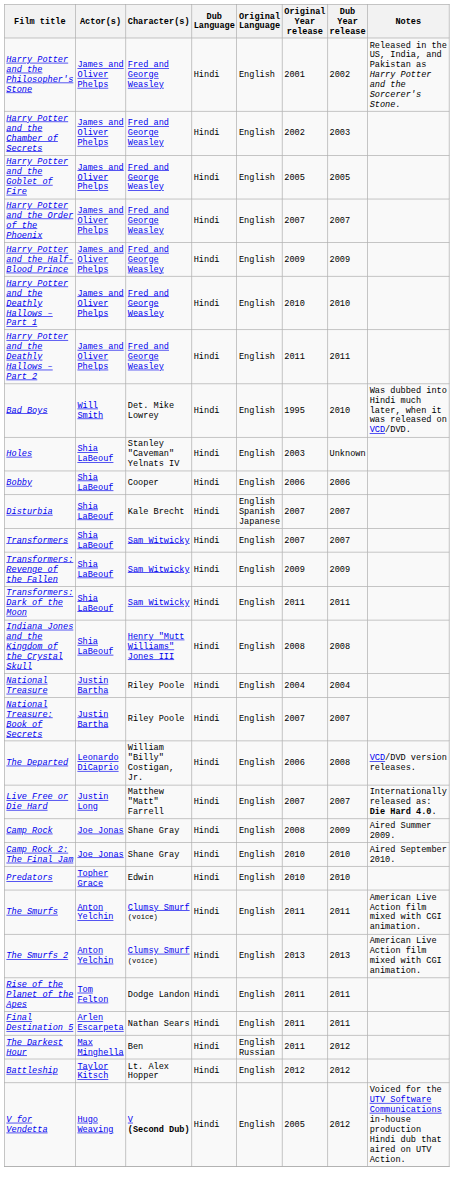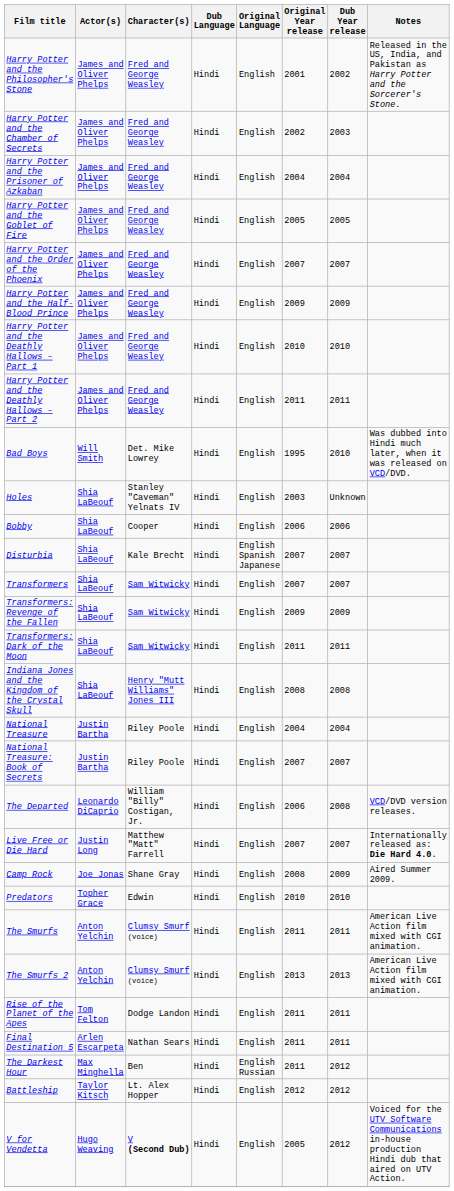+ row: (37, 177)
- row: (40, 854)
